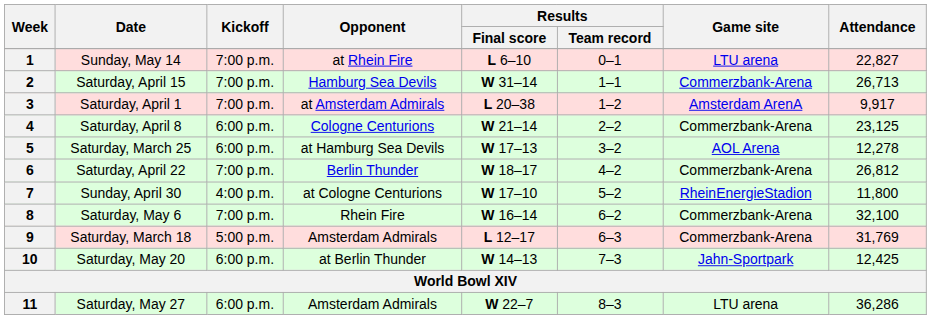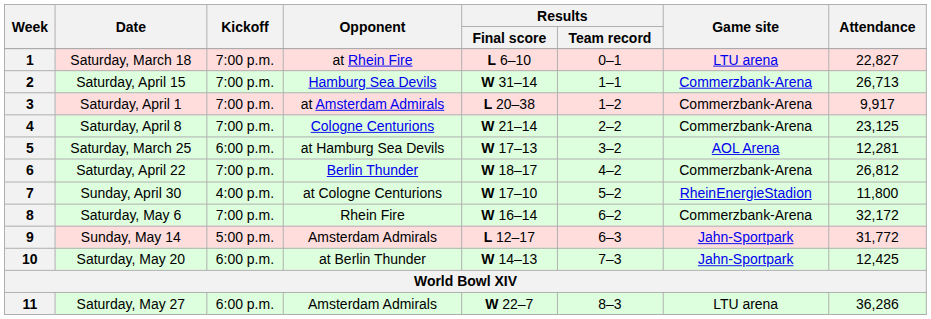(131, 60) Sunday, May 14 -> (131, 60) Saturday, March 18
(746, 104) Amsterdam ArenA -> (746, 104) Commerzbank-Arena
(245, 126) 6:00 p.m. -> (245, 126) 7:00 p.m.
(877, 149) 12,278 -> (877, 149) 12,281
(877, 215) 32,100 -> (877, 215) 32,172
(131, 237) Saturday, March 18 -> (131, 237) Sunday, May 14
(746, 237) Commerzbank-Arena -> (746, 237) Jahn-Sportpark
(877, 237) 31,769 -> (877, 237) 31,772
